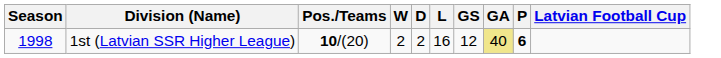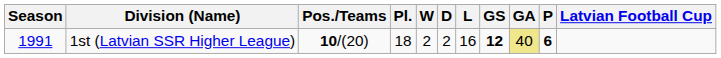+ column: (403, 16)
(35, 41) 1998 -> (35, 41) 1991
(469, 41) normal -> (494, 41) bold
